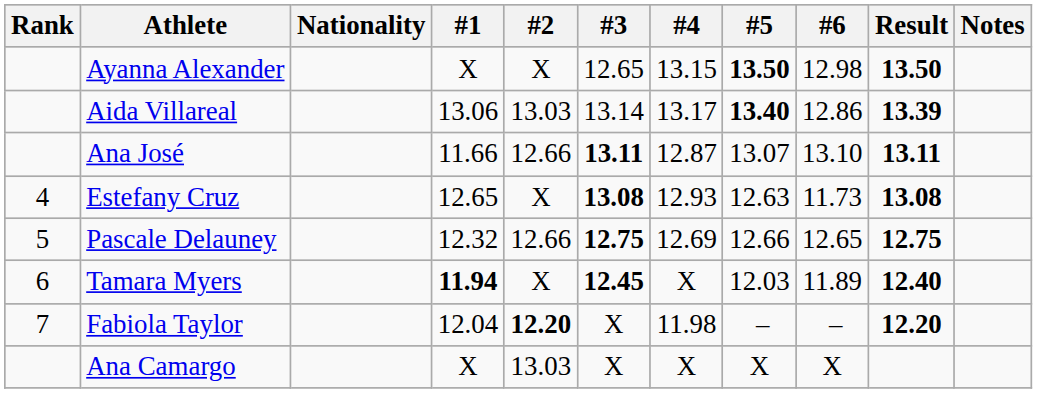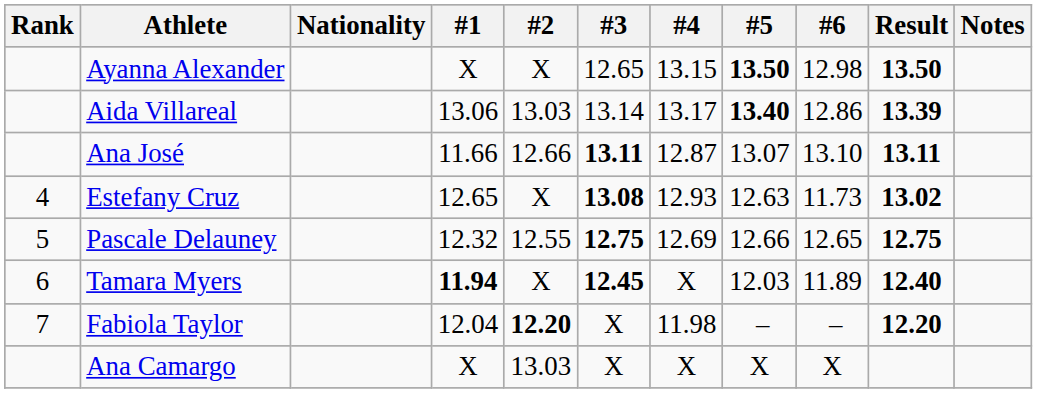(912, 196) 13.08 -> (912, 196) 13.02
(541, 238) 12.66 -> (541, 238) 12.55
